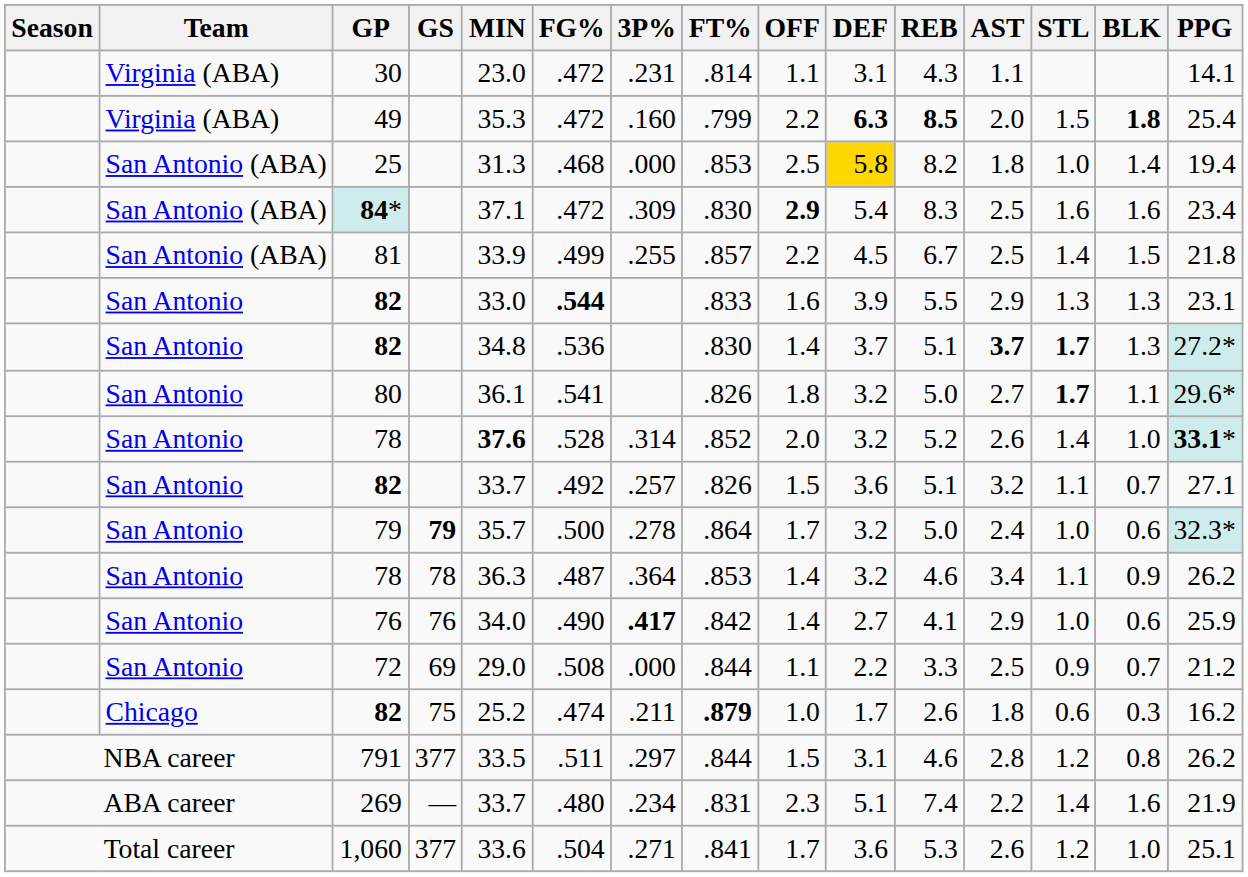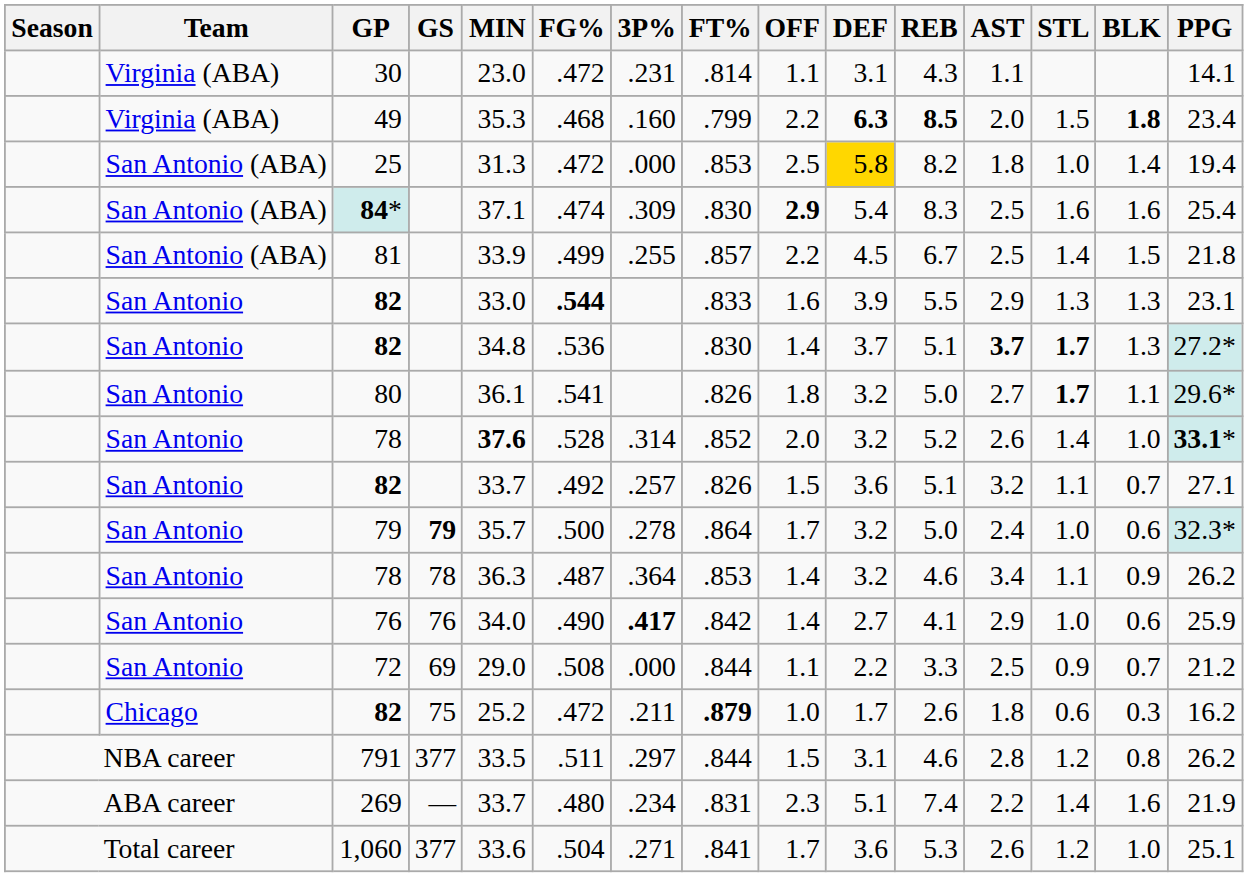(580, 118) .472 -> (580, 118) .468
(1212, 118) 25.4 -> (1212, 118) 23.4
(580, 164) .468 -> (580, 164) .472
(580, 209) .472 -> (580, 209) .474
(1212, 209) 23.4 -> (1212, 209) 25.4
(580, 711) .474 -> (580, 711) .472
